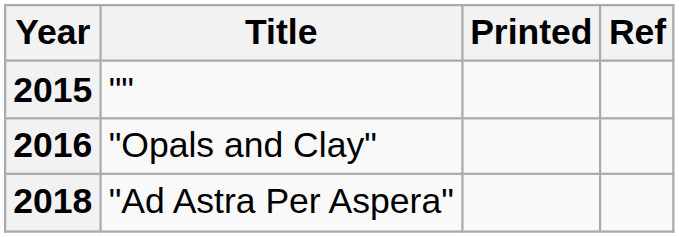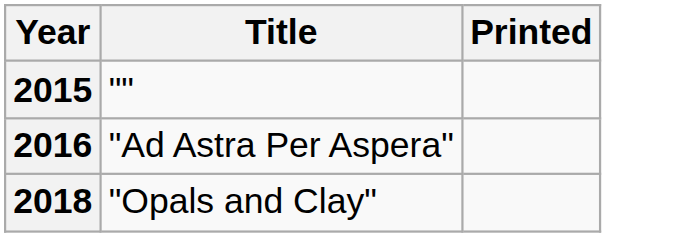- column: (637, 32)
(243, 145) "Opals and Clay" -> (281, 145) "Ad Astra Per Aspera"
(281, 201) "Ad Astra Per Aspera" -> (243, 201) "Opals and Clay"
